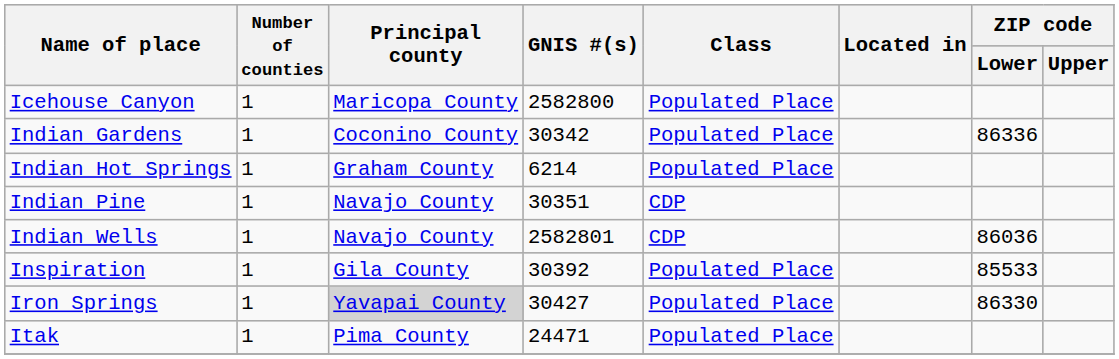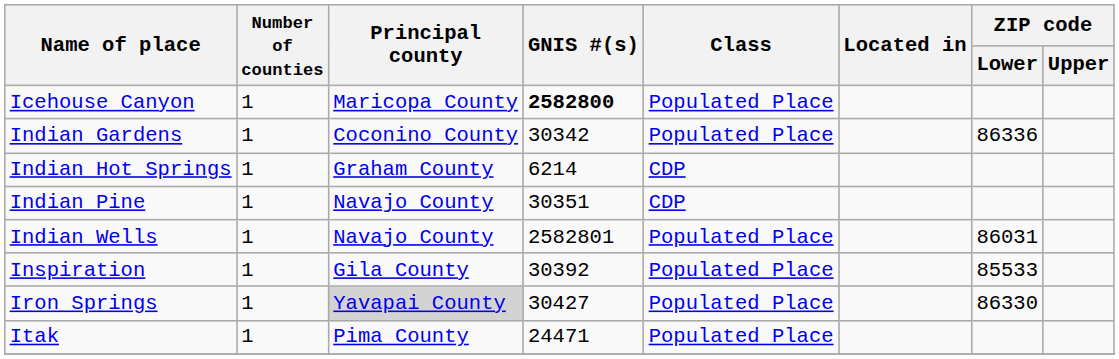(571, 102) normal -> (571, 102) bold
(741, 169) Populated Place -> (667, 169) CDP
(667, 236) CDP -> (741, 236) Populated Place
(1007, 236) 86036 -> (1007, 236) 86031
